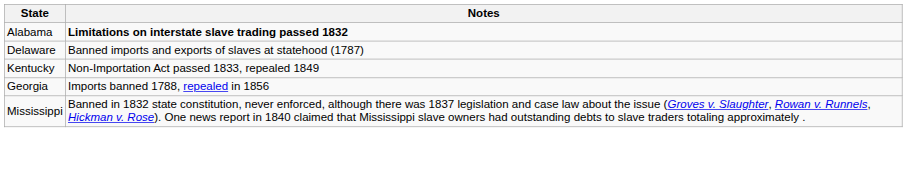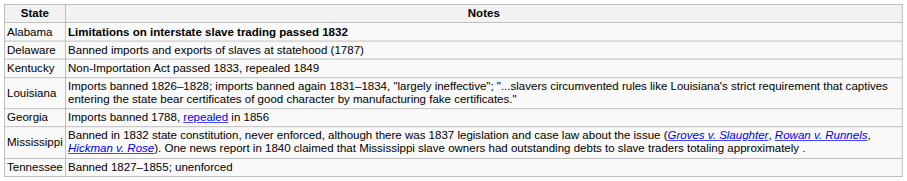+ row: (32, 93)
+ row: (35, 167)
